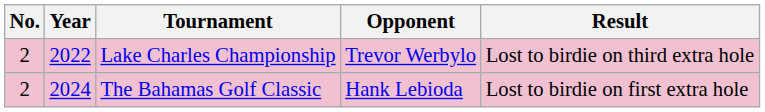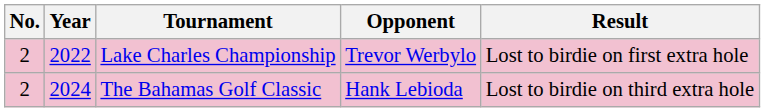(620, 55) Lost to birdie on third extra hole -> (617, 55) Lost to birdie on first extra hole
(617, 89) Lost to birdie on first extra hole -> (620, 89) Lost to birdie on third extra hole
